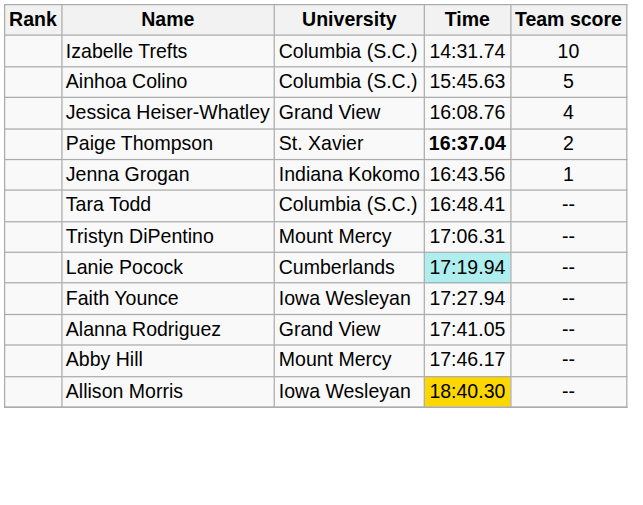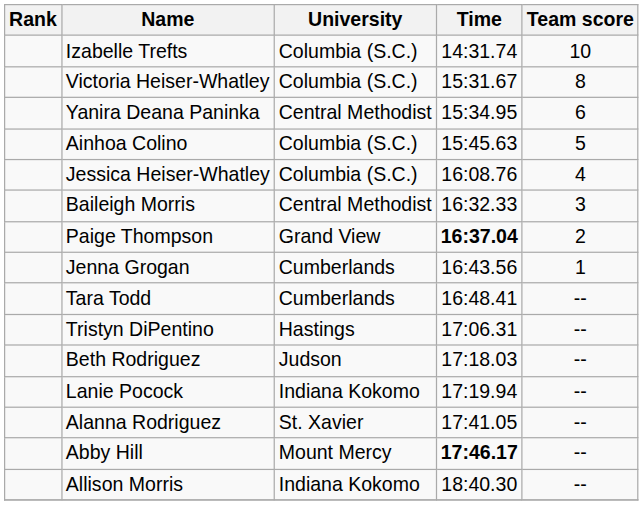+ row: (168, 81)
+ row: (163, 112)
(330, 112) Grand View -> (348, 174) Columbia (S.C.)
+ row: (130, 205)
(321, 143) St. Xavier -> (330, 236) Grand View
(349, 174) Indiana Kokomo -> (337, 267) Cumberlands
(348, 205) Columbia (S.C.) -> (337, 298) Cumberlands
(335, 236) Mount Mercy -> (317, 329) Hastings
+ row: (133, 360)
(337, 267) Cumberlands -> (349, 391) Indiana Kokomo
(467, 267) paleturquoise background -> (479, 391) no background
- row: (122, 298)
(330, 329) Grand View -> (321, 422) St. Xavier
(467, 360) normal -> (479, 453) bold
(345, 391) Iowa Wesleyan -> (349, 484) Indiana Kokomo
(467, 391) gold background -> (479, 484) no background
